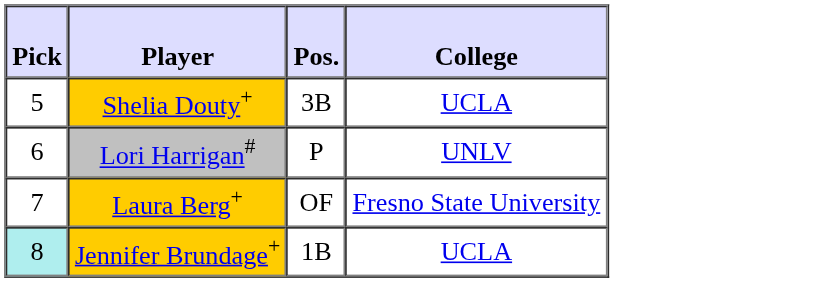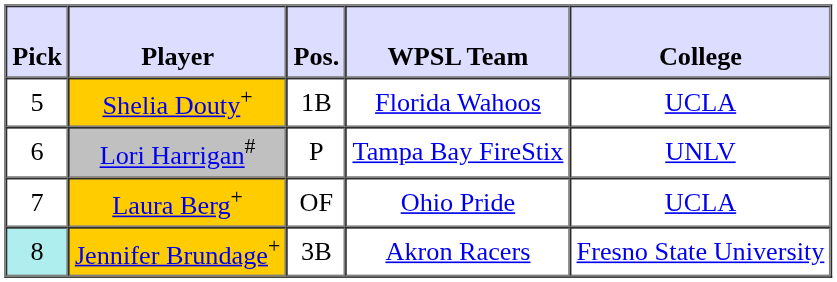+ column: (458, 56)
(316, 102) 3B -> (316, 102) 1B
(476, 201) Fresno State University -> (700, 201) UCLA
(316, 251) 1B -> (316, 251) 3B
(476, 251) UCLA -> (700, 251) Fresno State University
